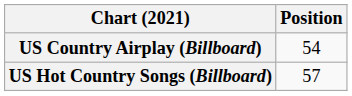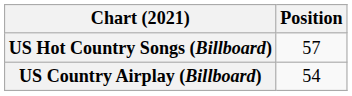rows swapped: (140, 47) <-> (140, 76)
